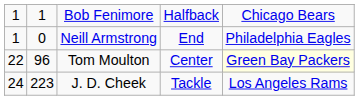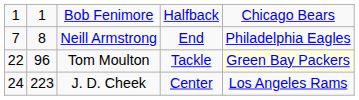(16, 38) 1 -> (16, 38) 7
(42, 38) 0 -> (42, 38) 8
(191, 60) Center -> (191, 60) Tackle
(191, 83) Tackle -> (191, 83) Center
